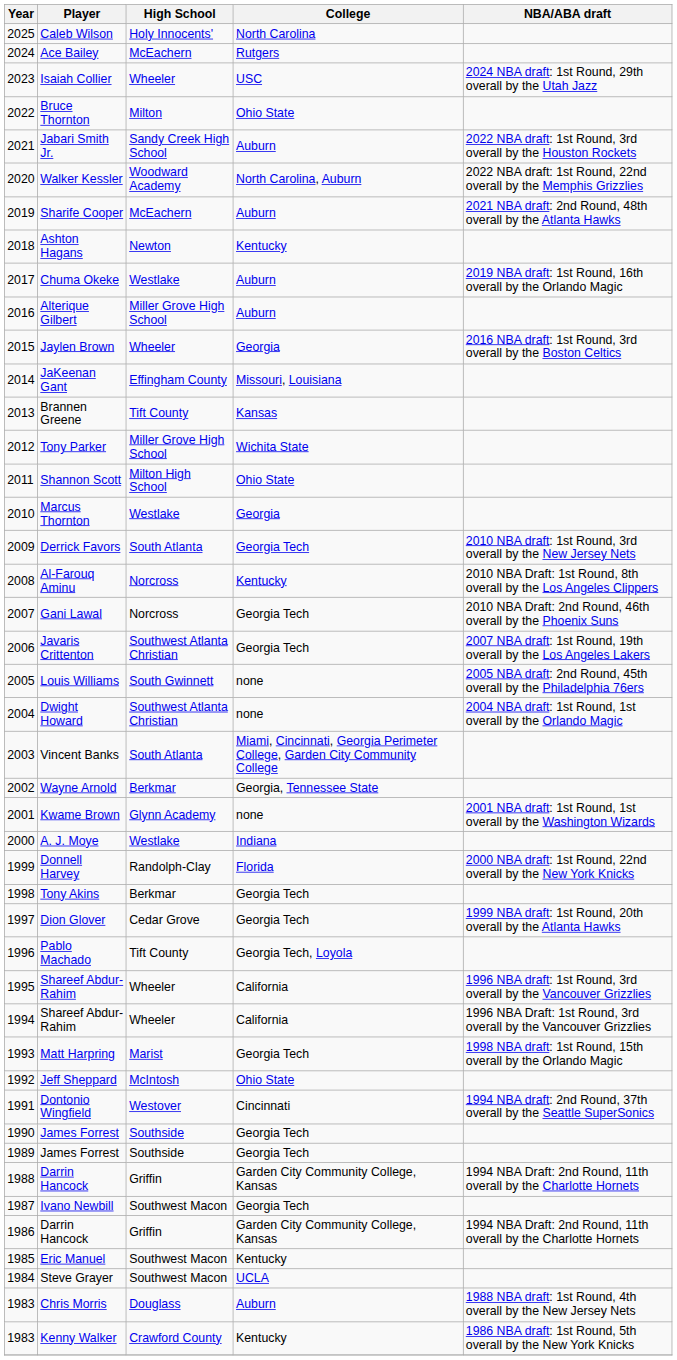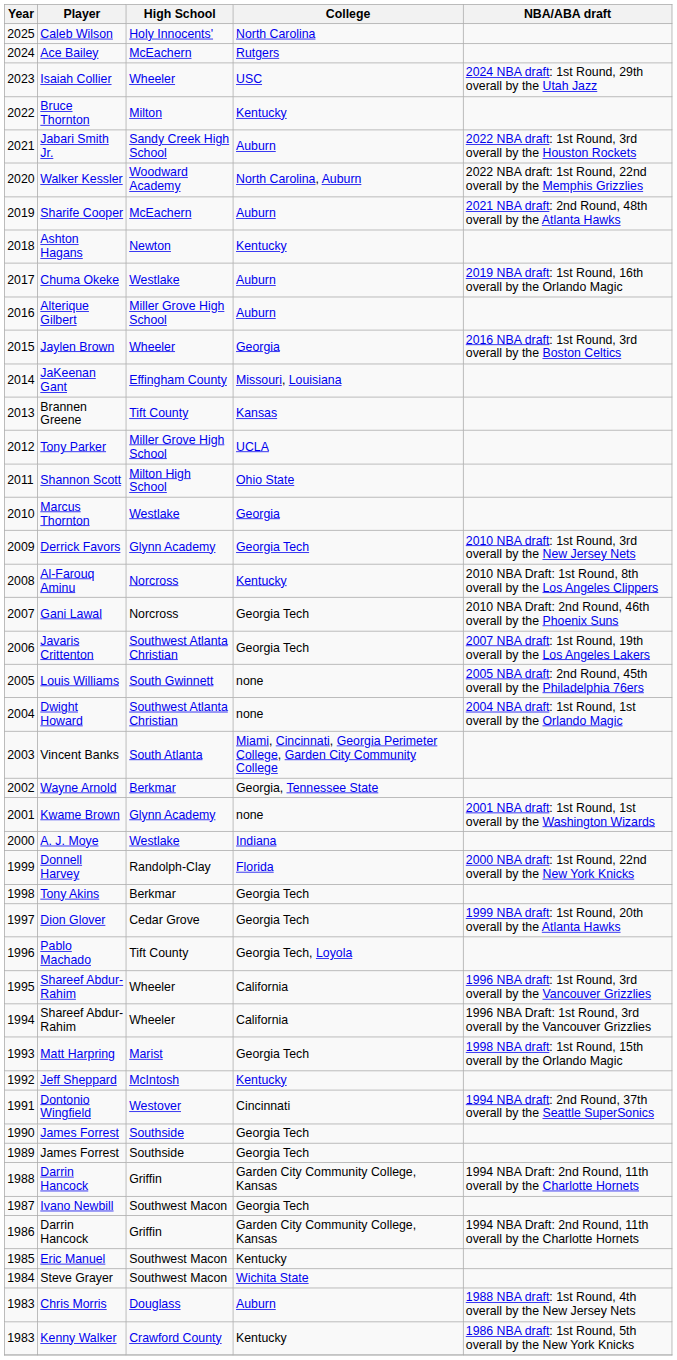(265, 113) Ohio State -> (261, 113) Kentucky
(272, 447) Wichita State -> (252, 447) UCLA
(166, 547) South Atlanta -> (172, 547) Glynn Academy
(265, 1080) Ohio State -> (261, 1080) Kentucky
(252, 1278) UCLA -> (272, 1278) Wichita State
